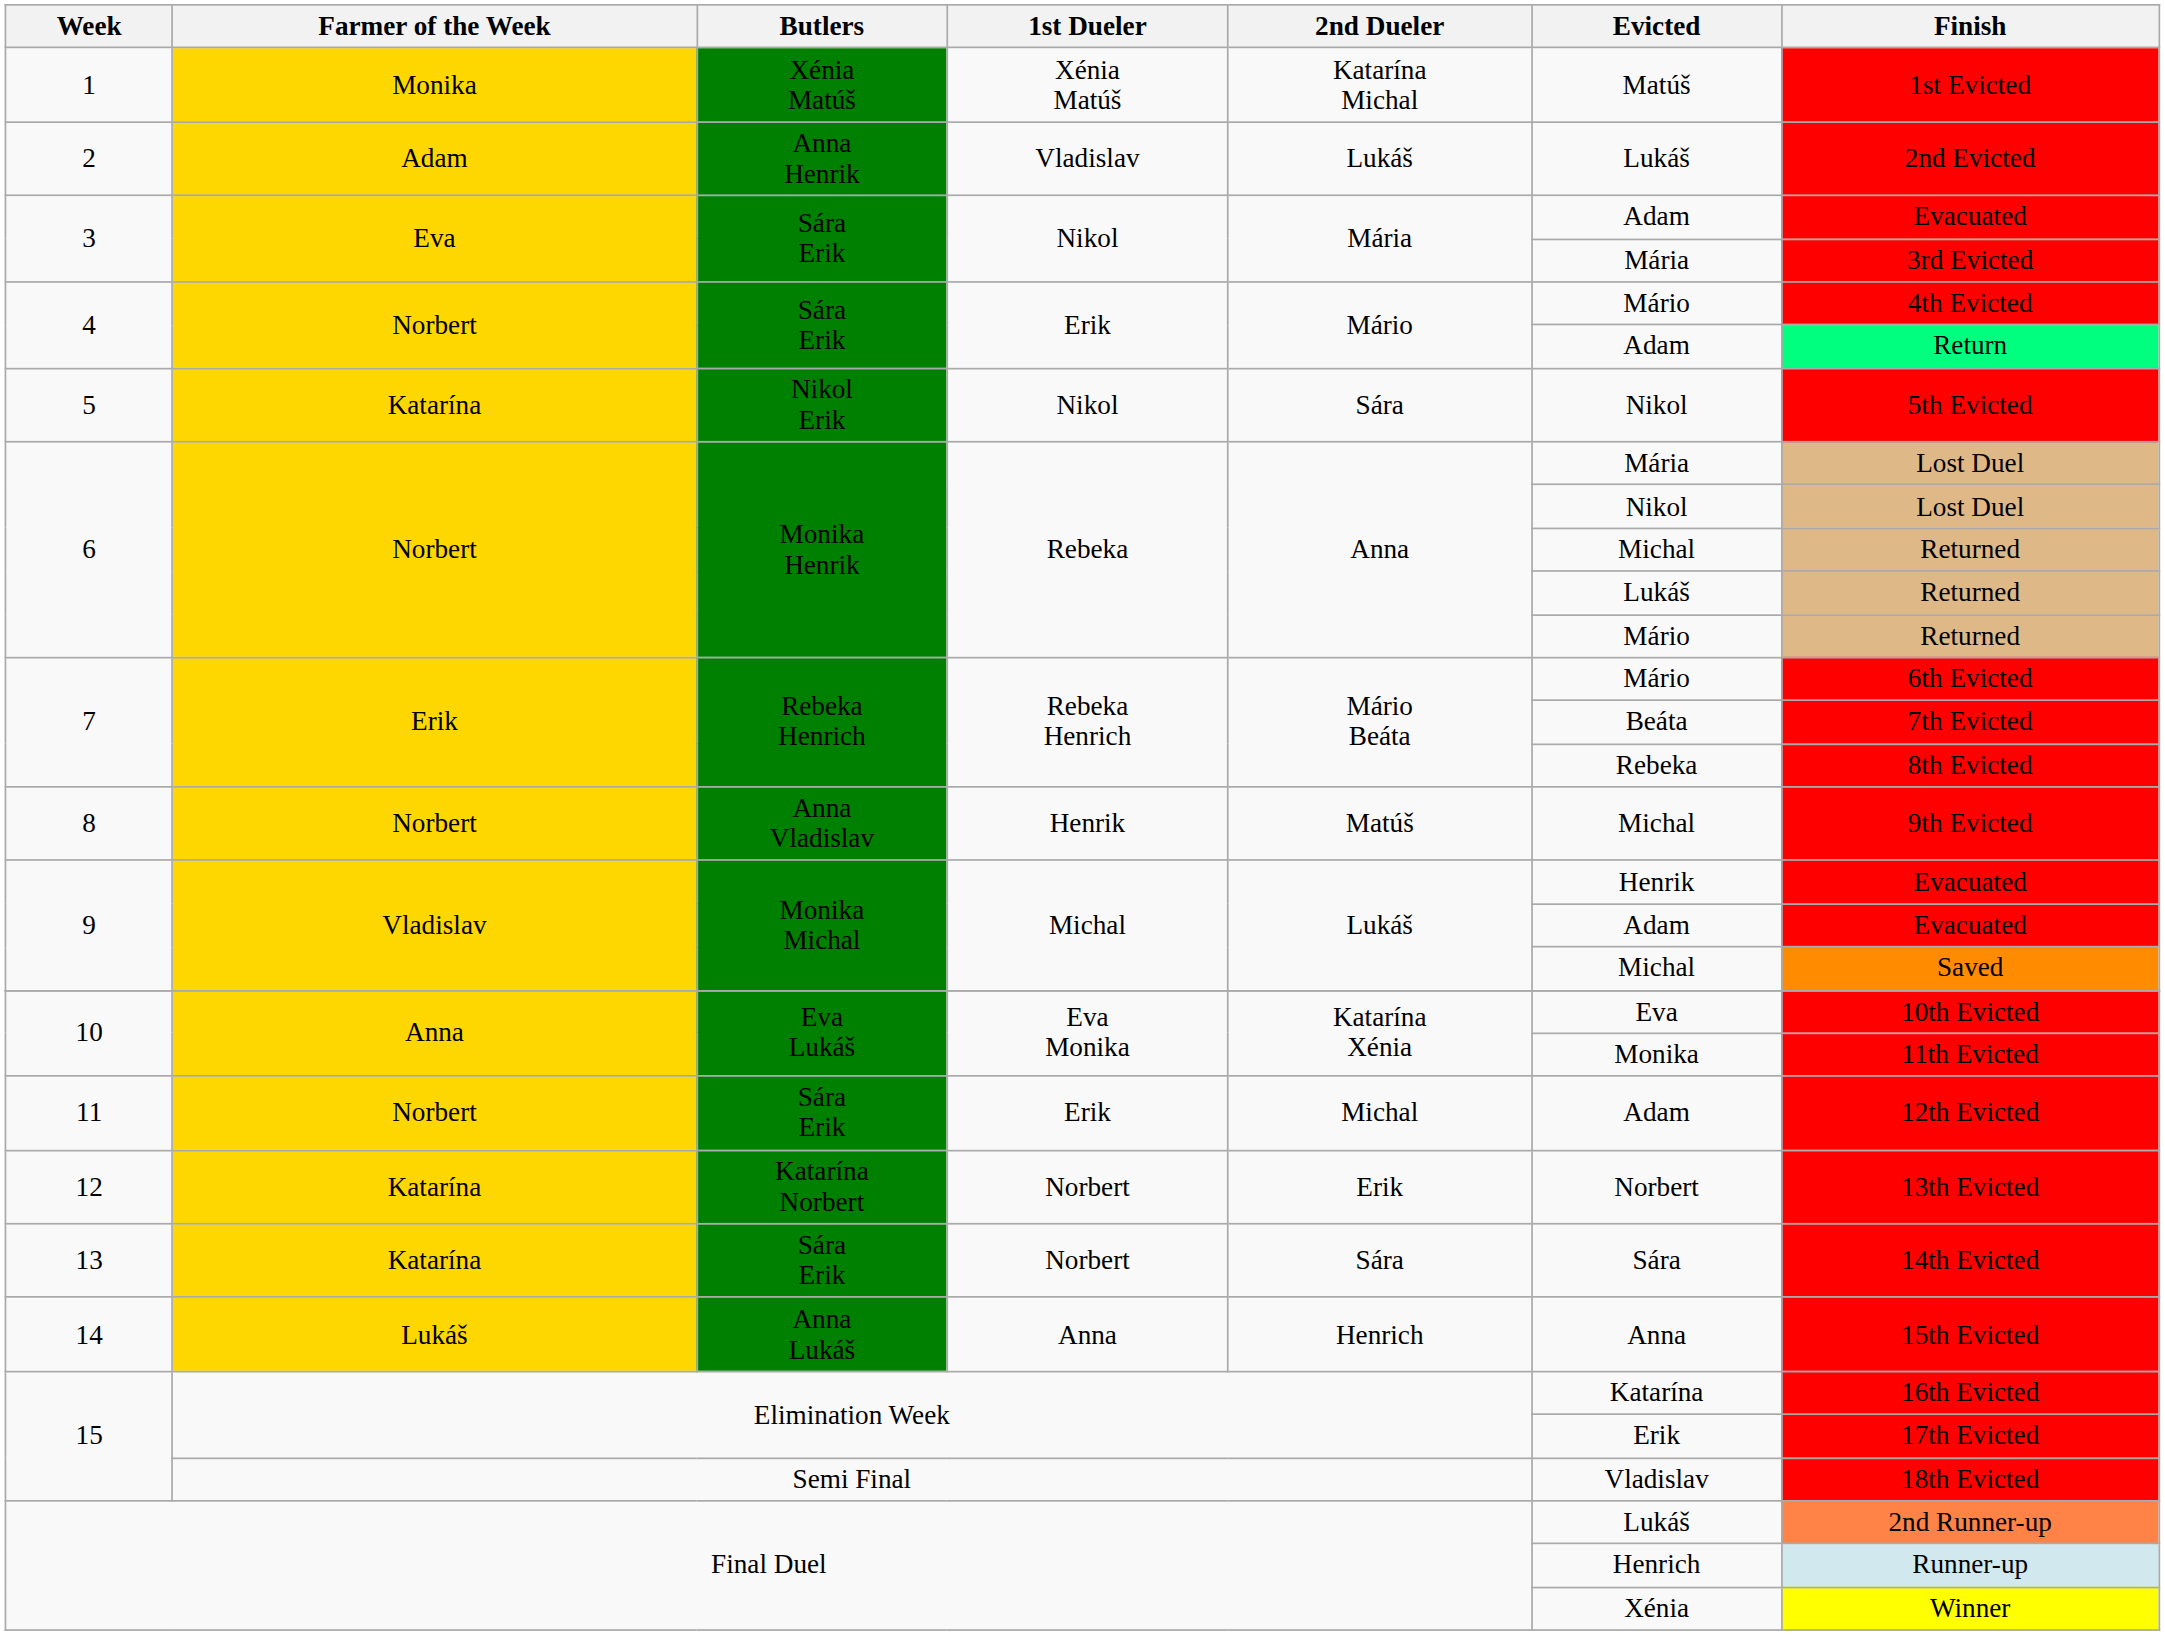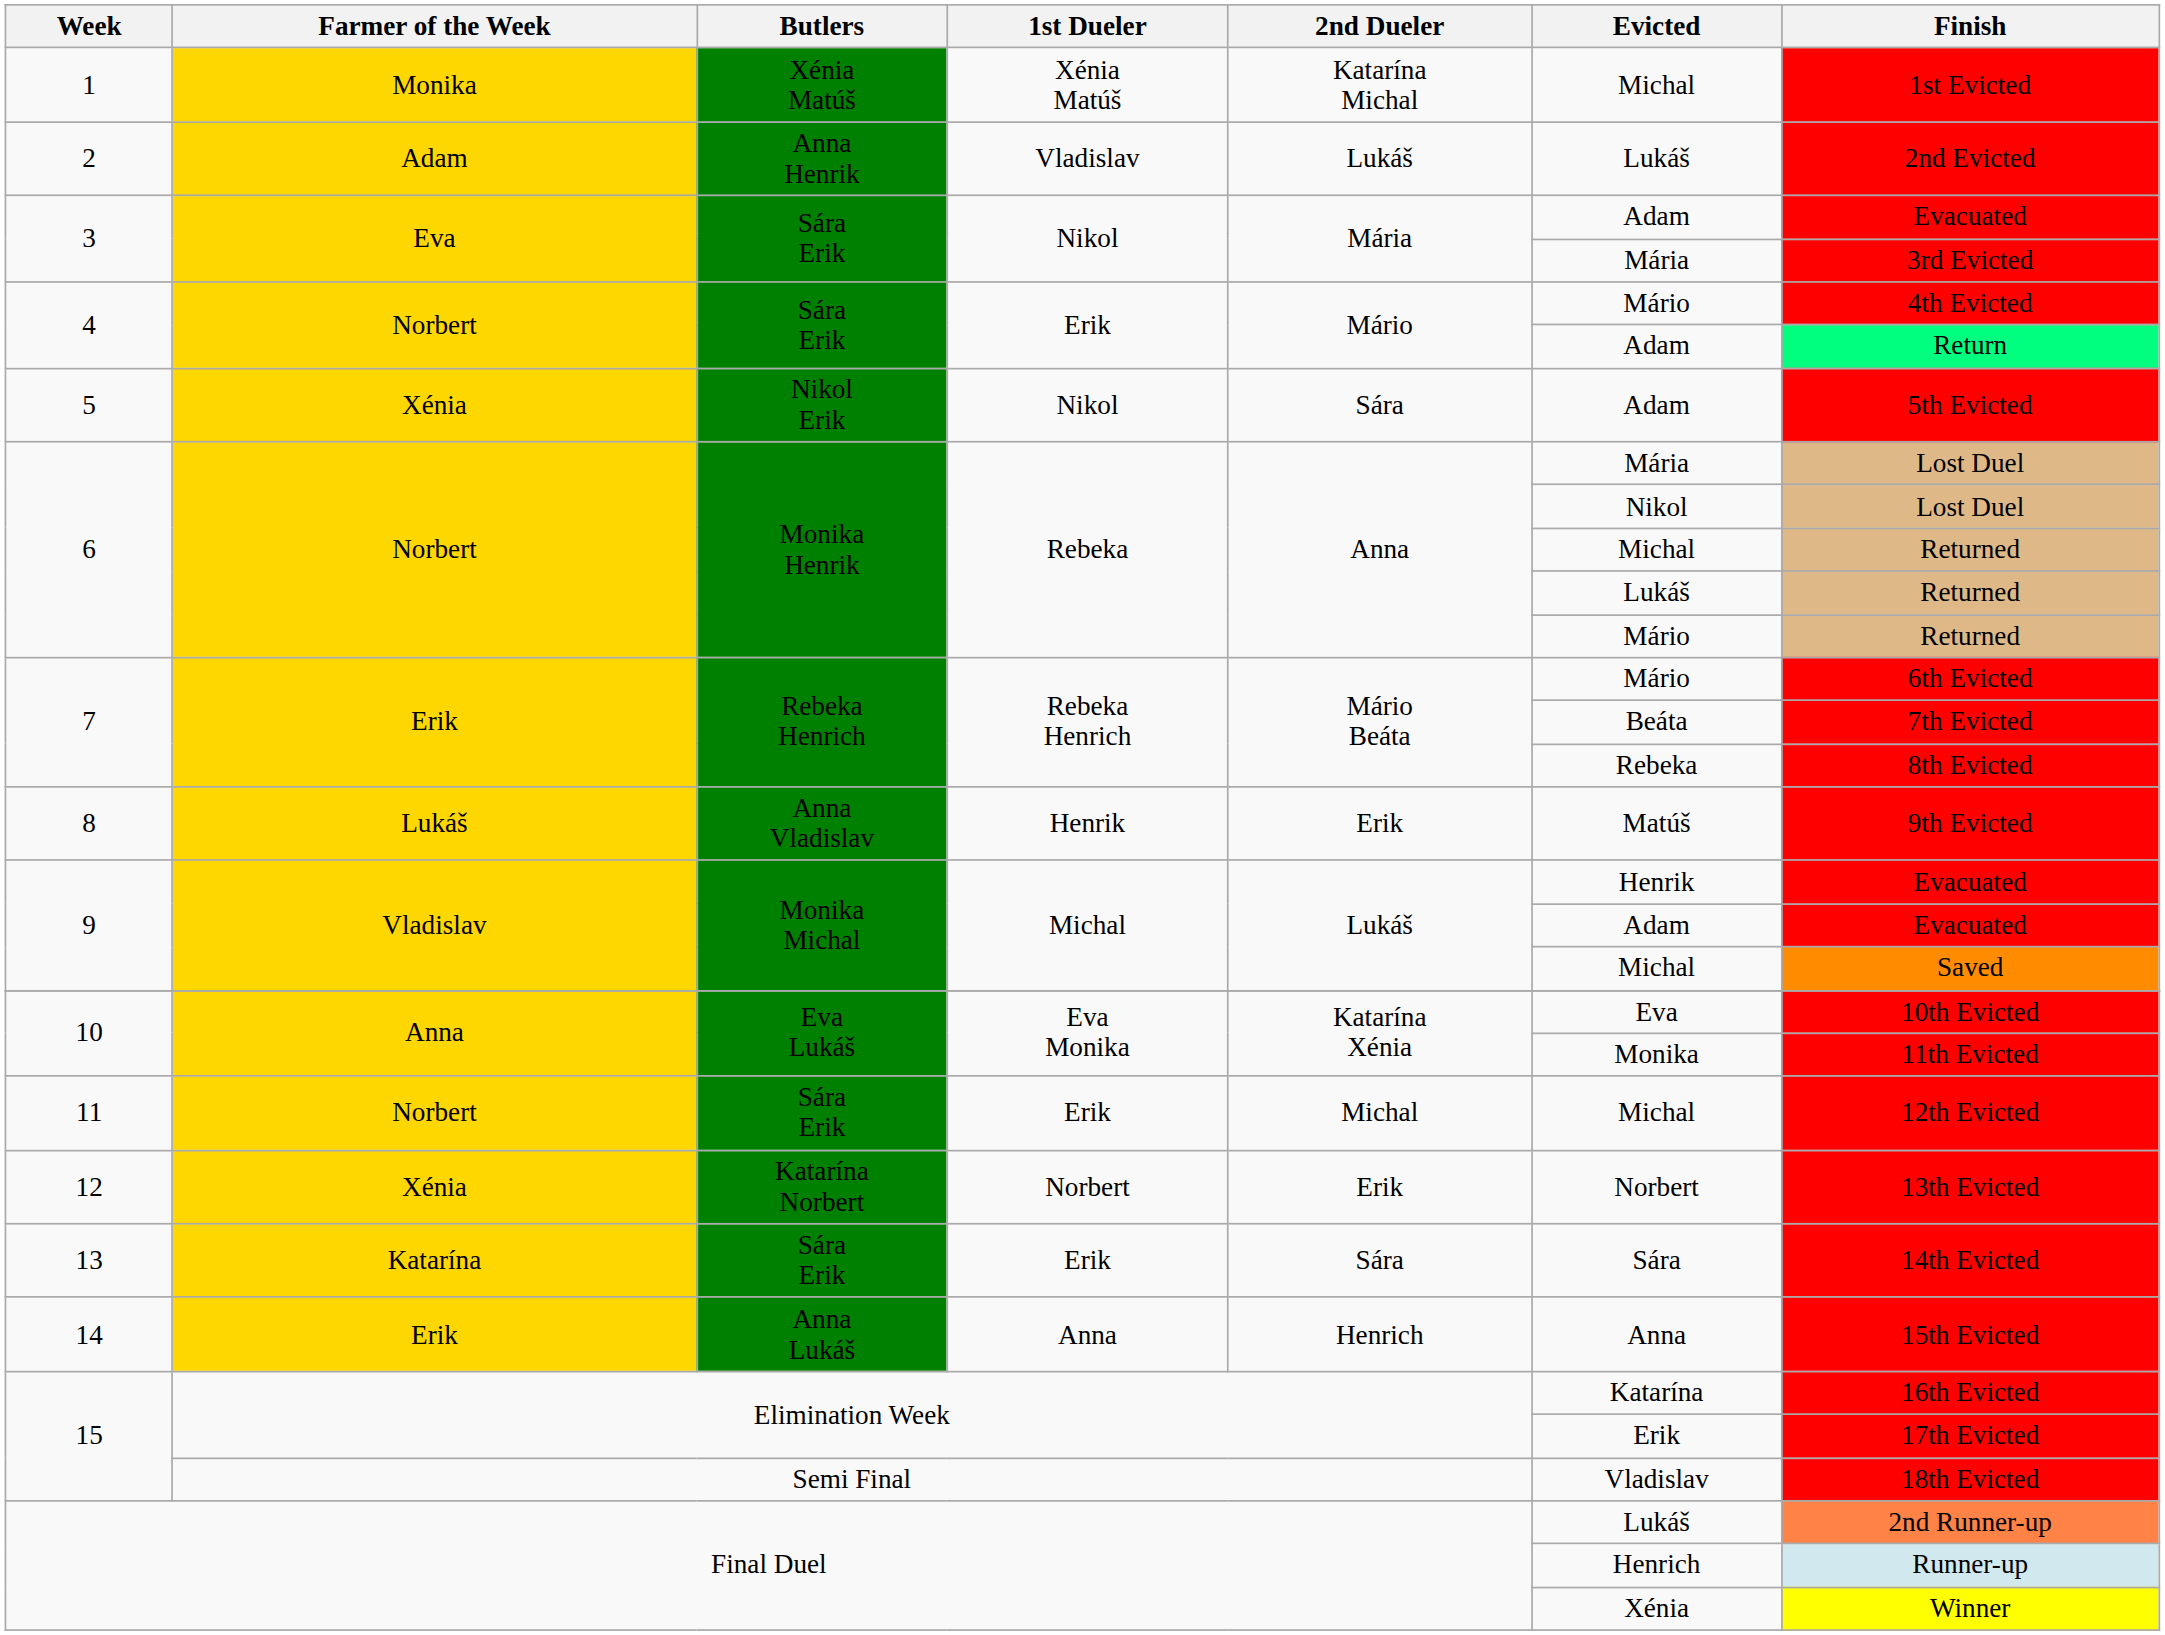(1657, 84) Matúš -> (1657, 84) Michal
(434, 404) Katarína -> (434, 404) Xénia
(1657, 404) Nikol -> (1657, 404) Adam
(434, 823) Norbert -> (434, 823) Lukáš
(1380, 823) Matúš -> (1380, 823) Erik
(1657, 823) Michal -> (1657, 823) Matúš
(1657, 1112) Adam -> (1657, 1112) Michal
(434, 1186) Katarína -> (434, 1186) Xénia
(1087, 1260) Norbert -> (1087, 1260) Erik
(434, 1334) Lukáš -> (434, 1334) Erik
